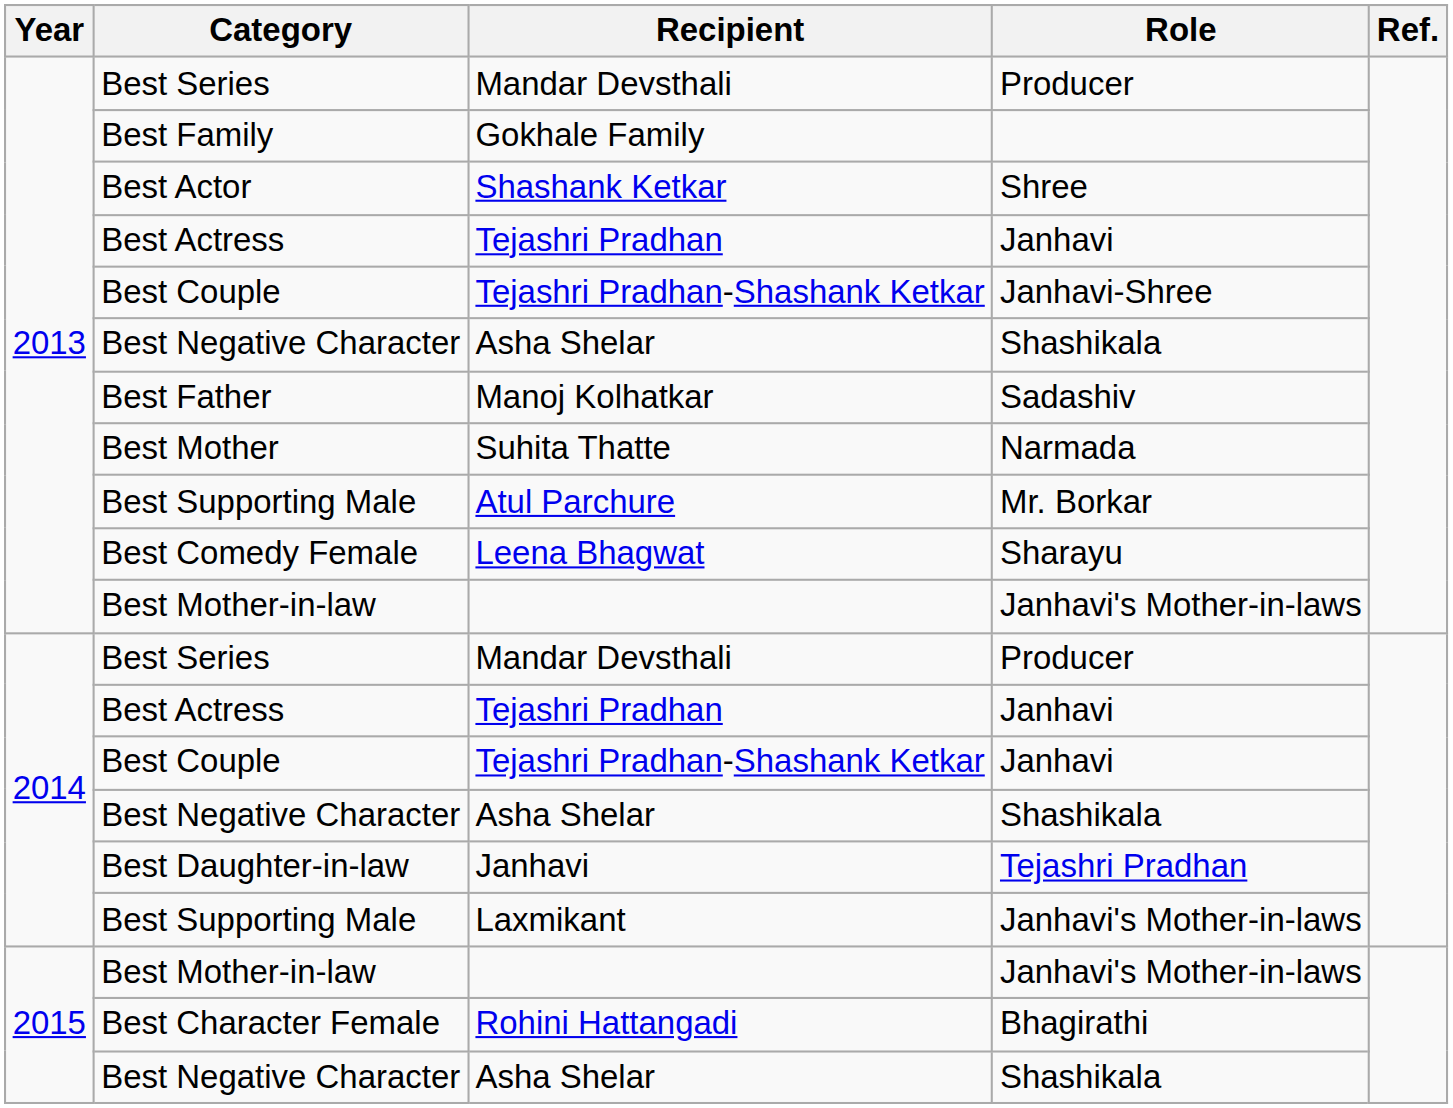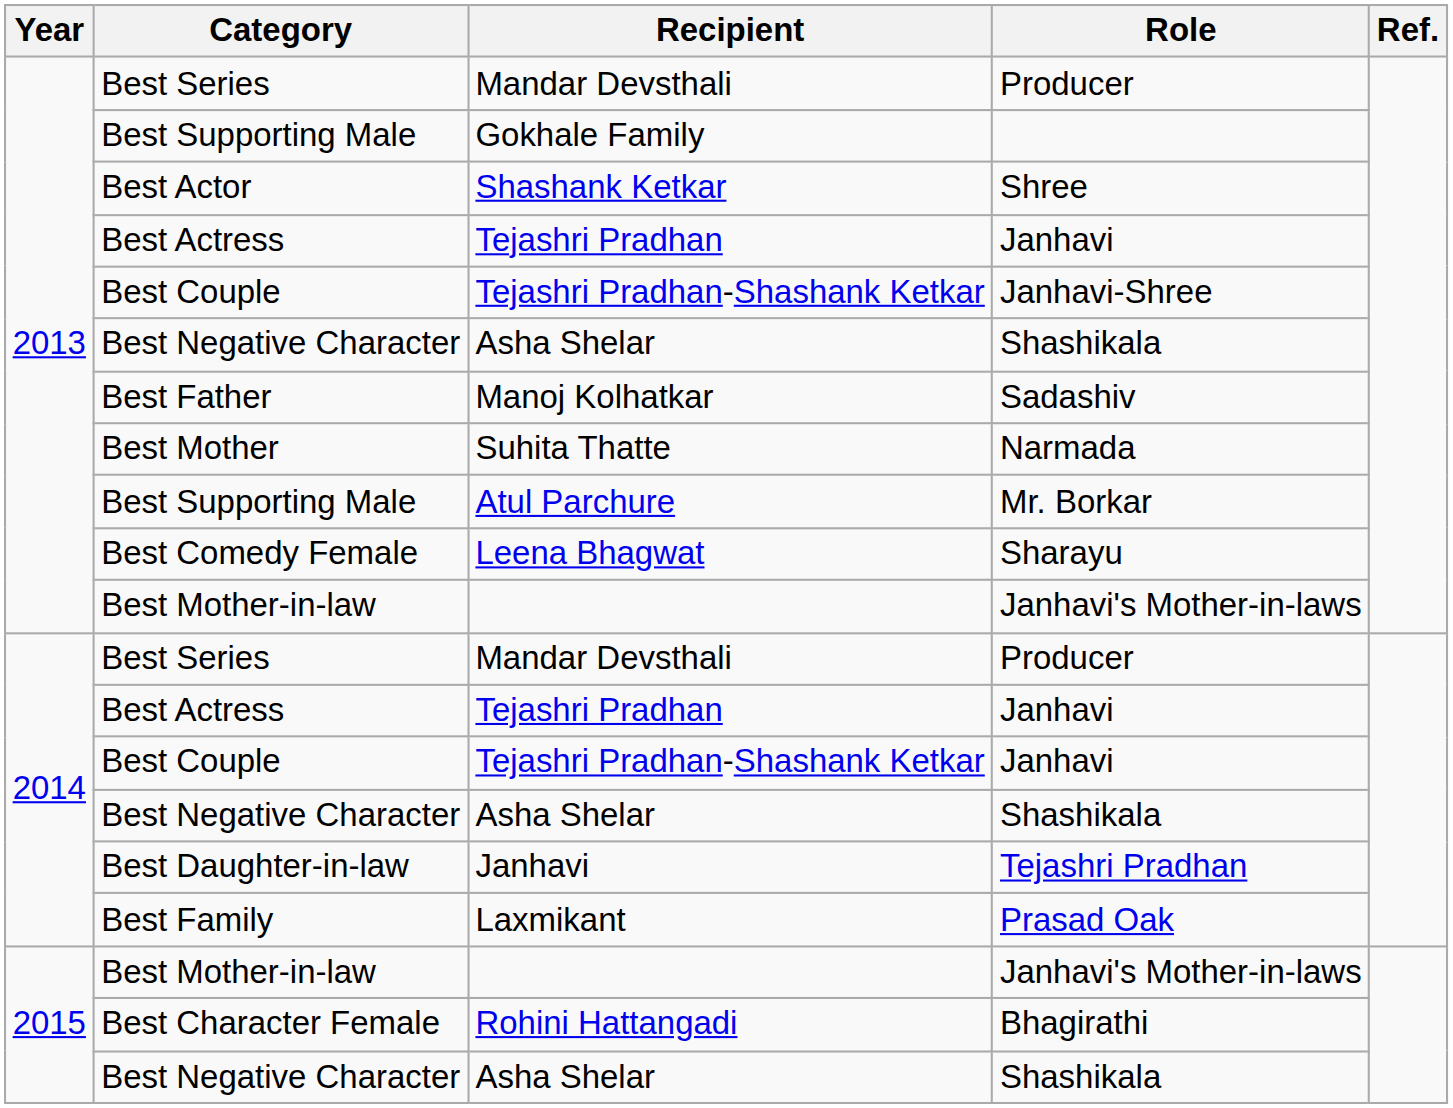(187, 135) Best Family -> (259, 135) Best Supporting Male
(259, 919) Best Supporting Male -> (187, 919) Best Family
(1181, 919) Janhavi's Mother-in-laws -> (1087, 919) Prasad Oak
